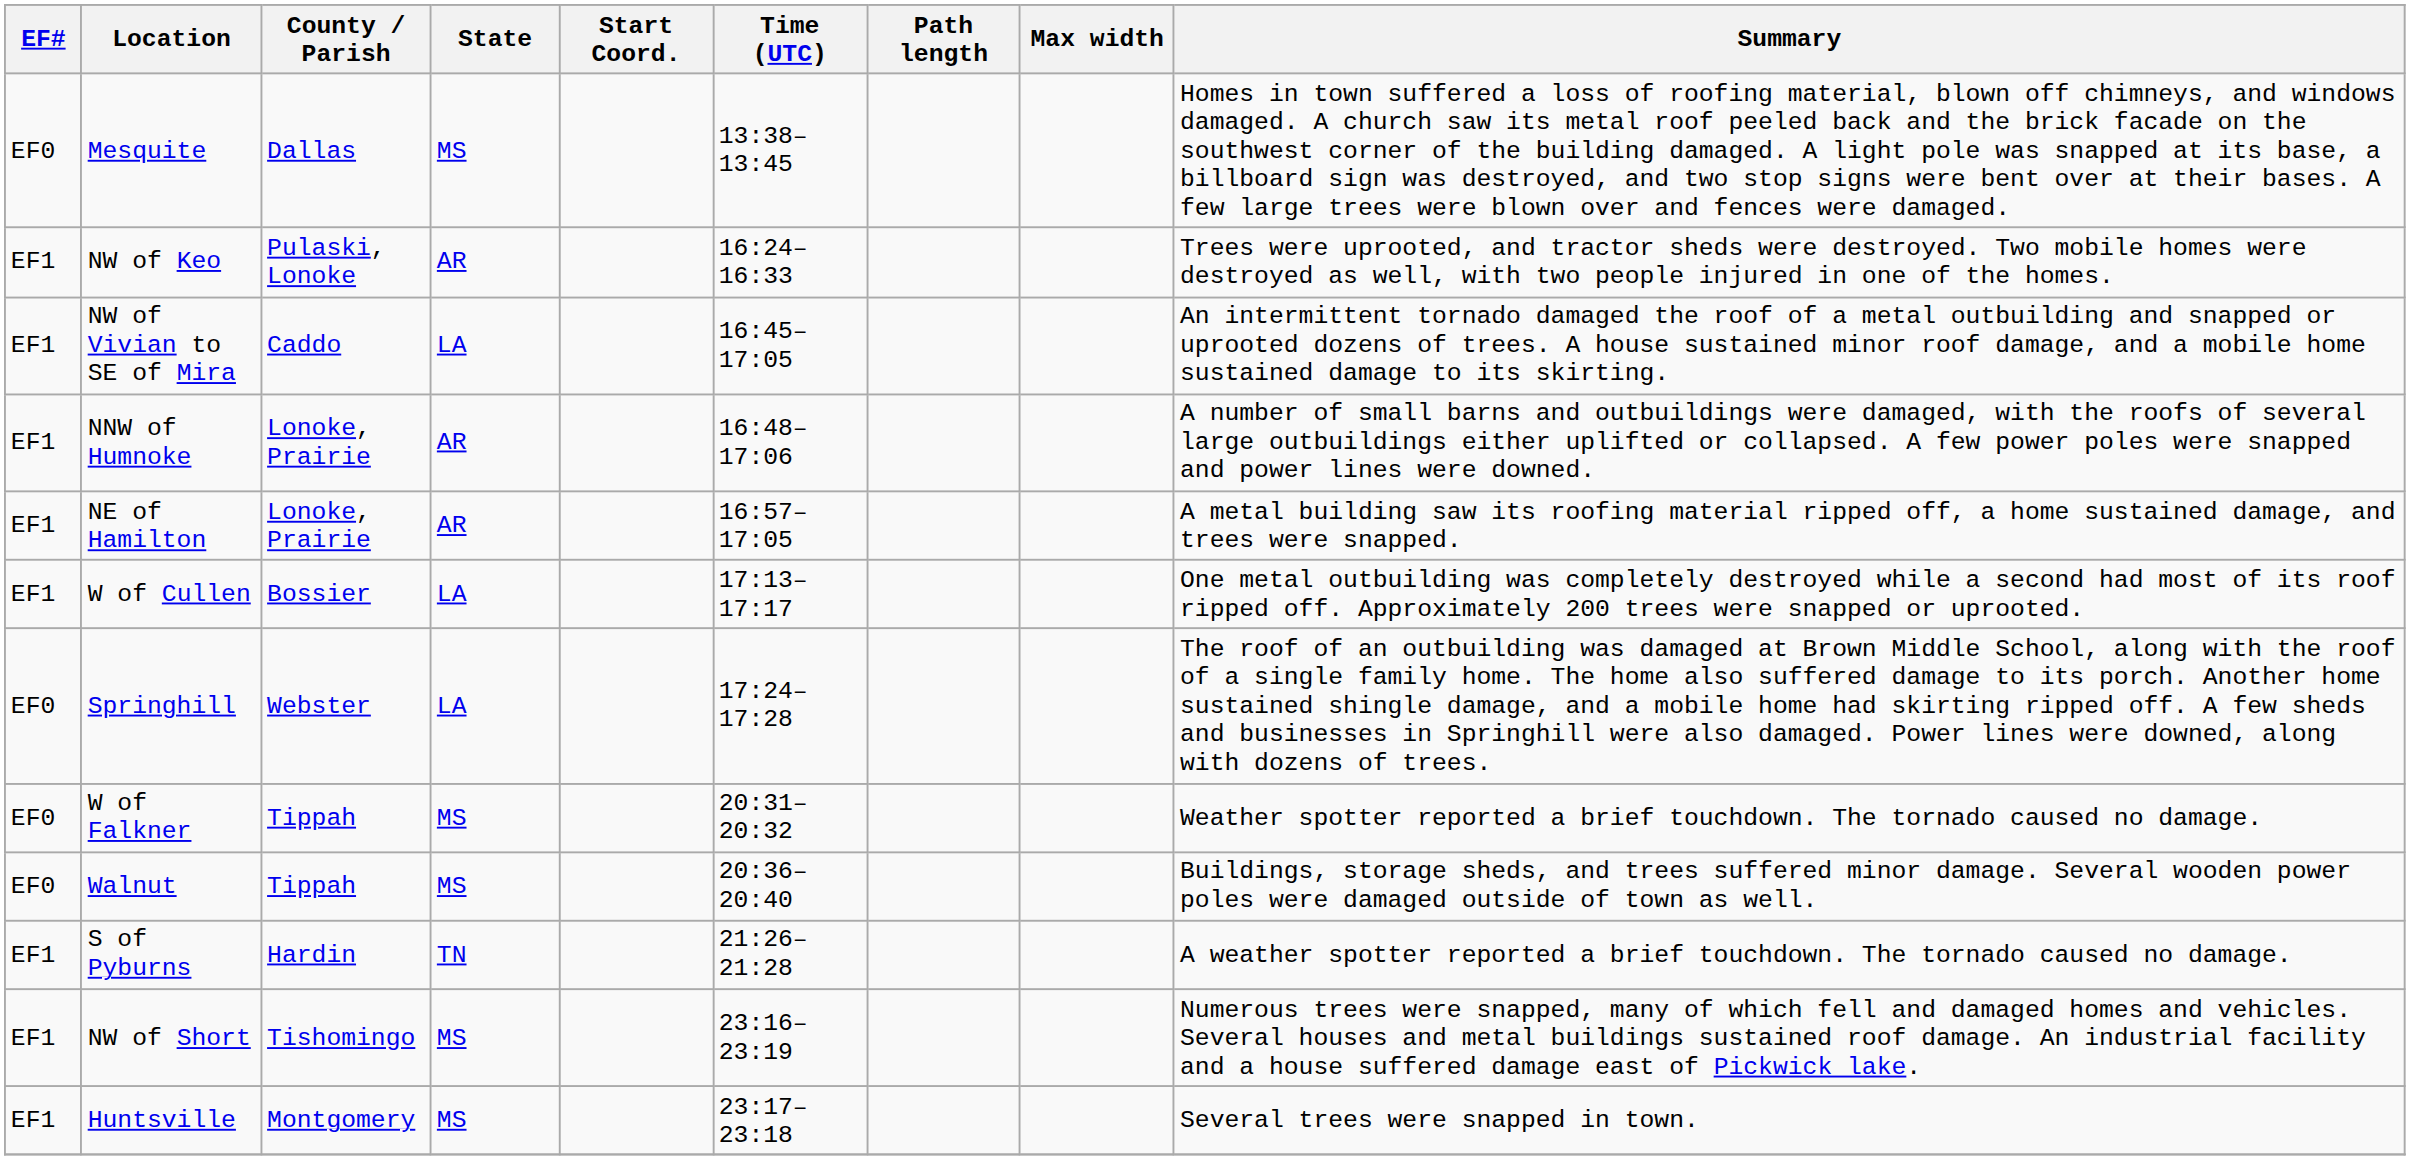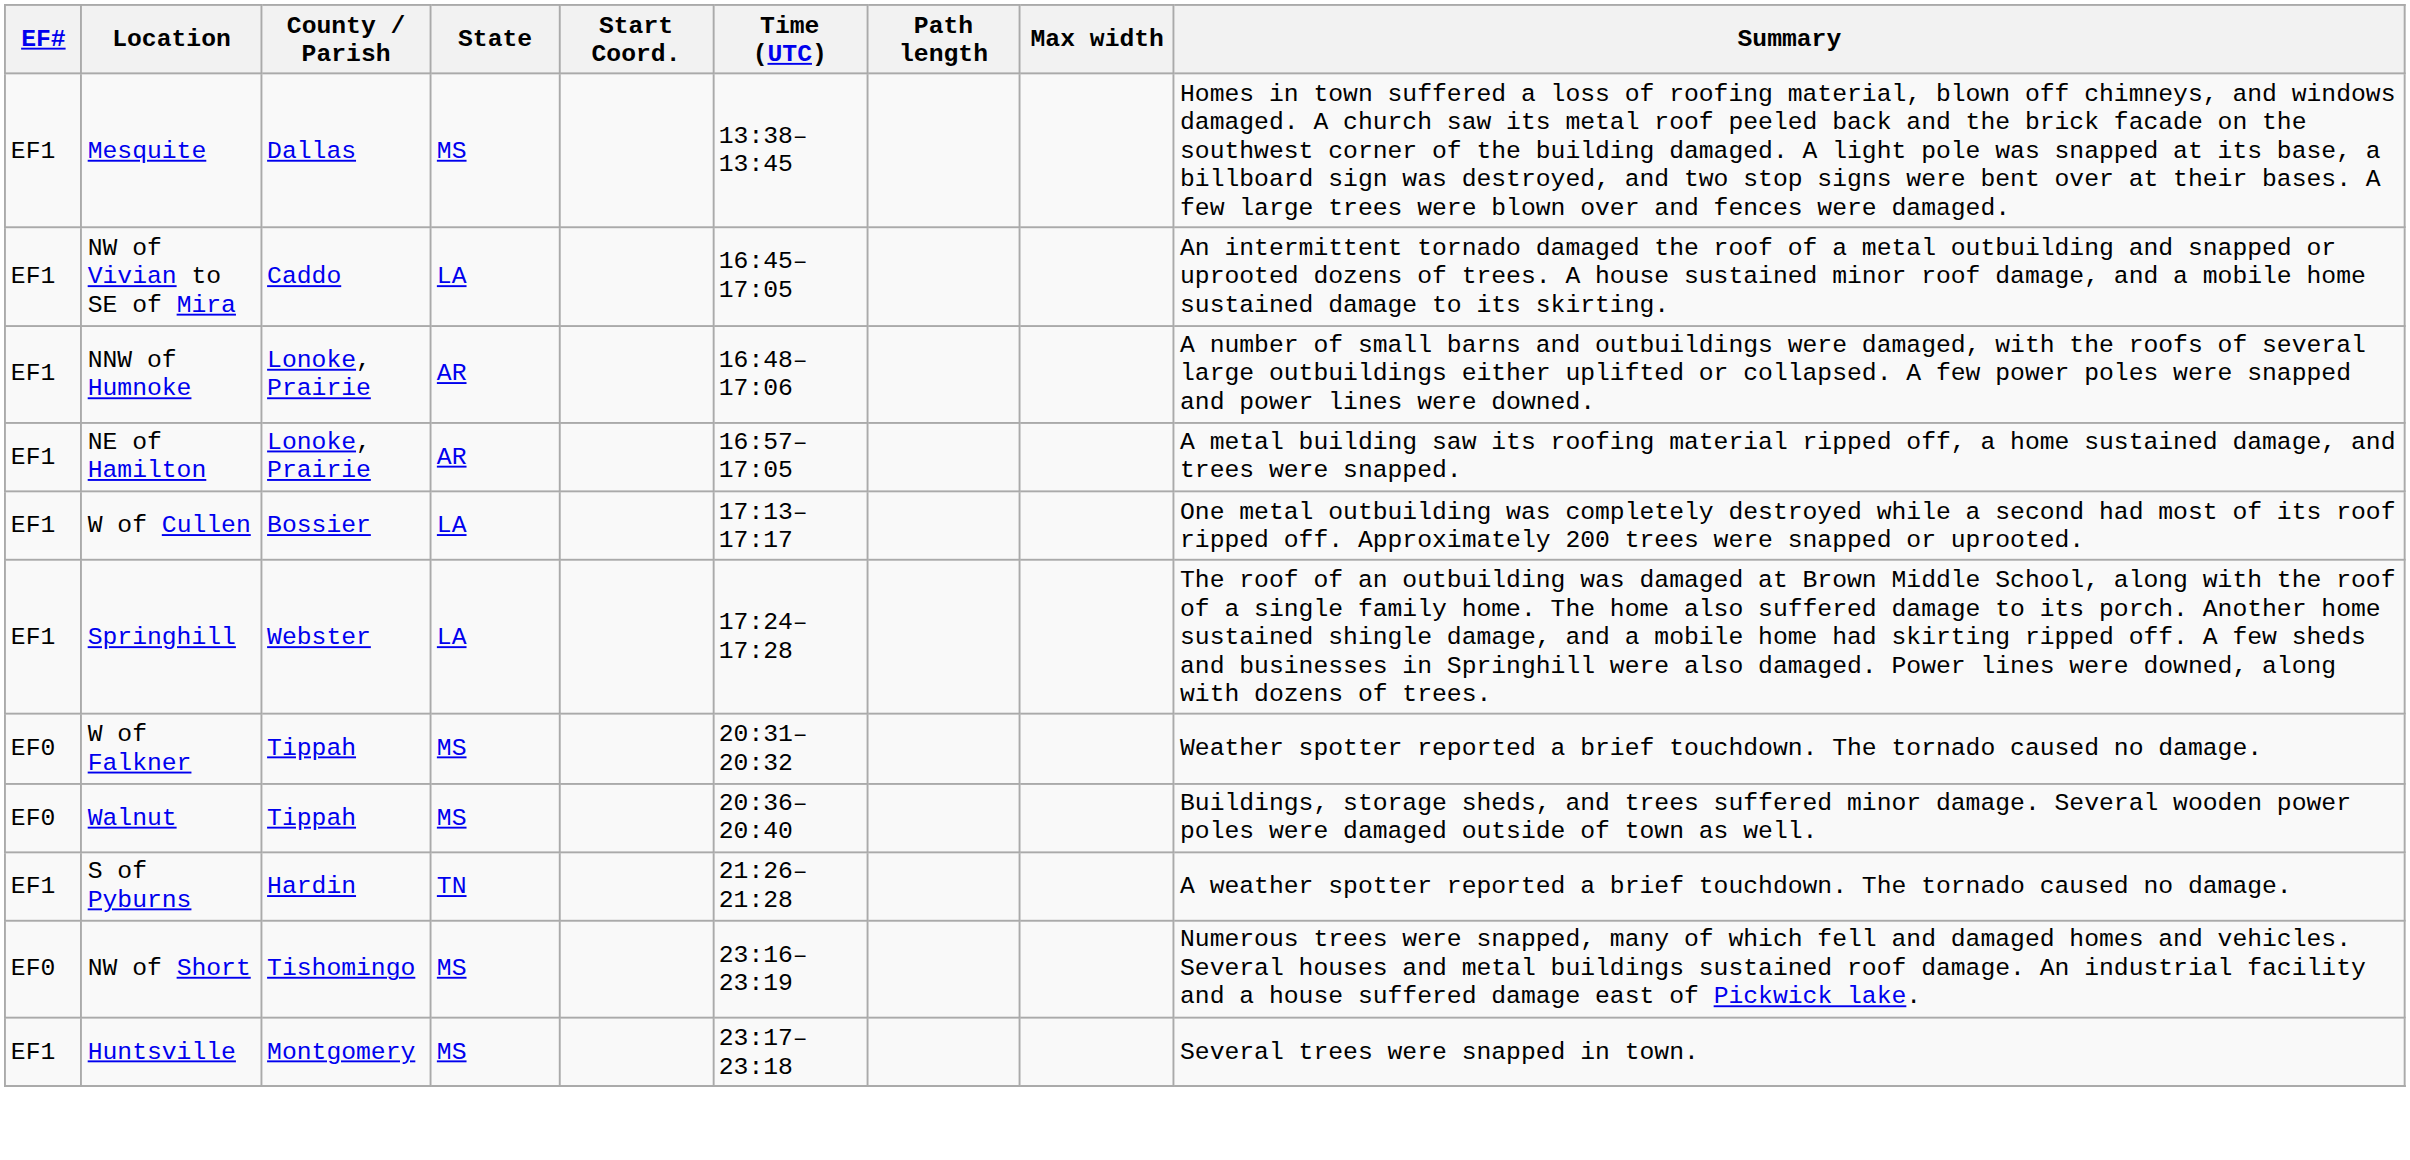(33, 151) EF0 -> (33, 151) EF1
- row: (154, 262)
(33, 706) EF0 -> (33, 637) EF1
(33, 1038) EF1 -> (33, 969) EF0
